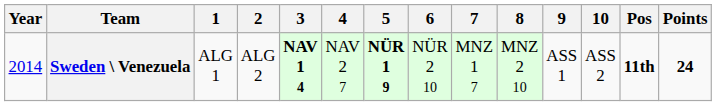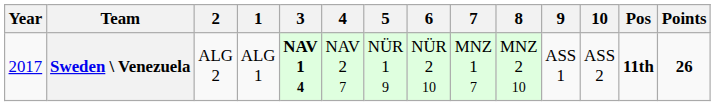columns swapped: (216, 18) <-> (258, 18)
(25, 66) 2014 -> (25, 66) 2017
(386, 66) bold -> (386, 66) normal
(685, 66) 24 -> (684, 66) 26
